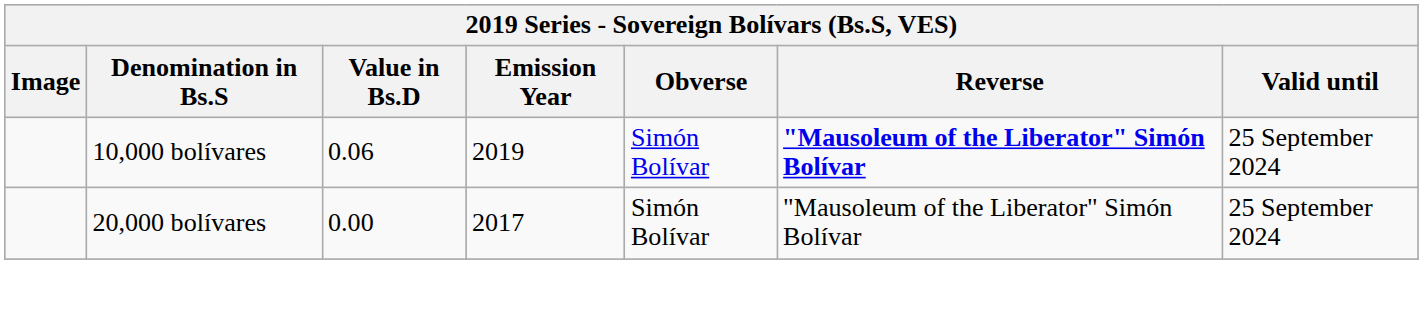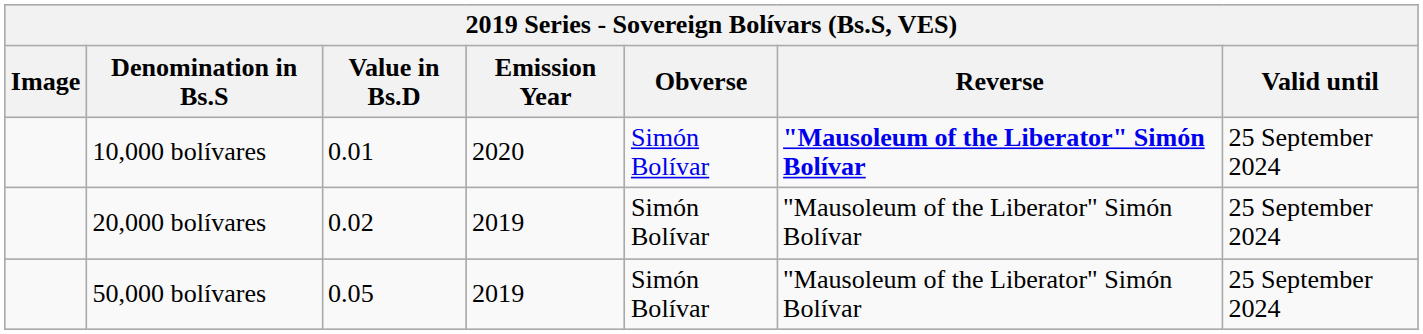(351, 151) 0.06 -> (351, 151) 0.01
(498, 151) 2019 -> (498, 151) 2020
(351, 222) 0.00 -> (351, 222) 0.02
(498, 222) 2017 -> (498, 222) 2019
+ row: (179, 293)
